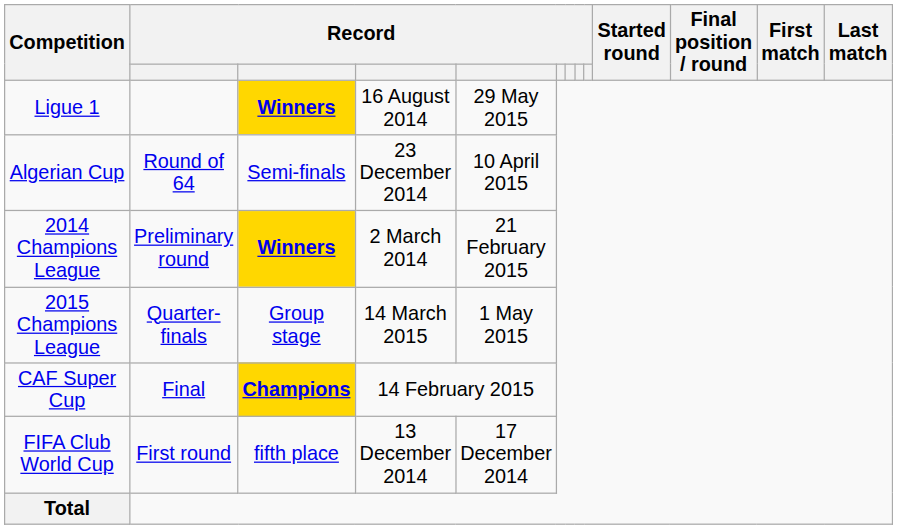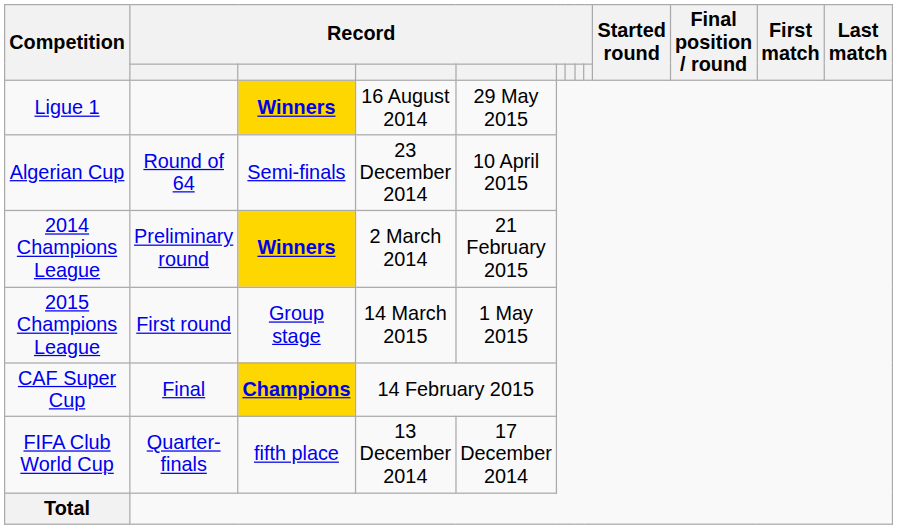(184, 324) Quarter-finals -> (184, 324) First round
(184, 454) First round -> (184, 454) Quarter-finals
